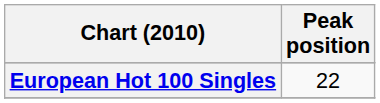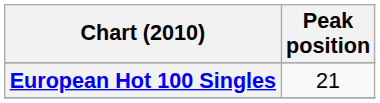(328, 80) 22 -> (328, 80) 21
